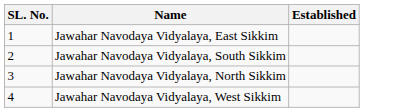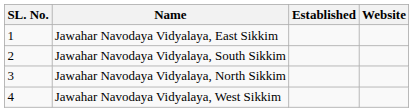+ column: (384, 14)
